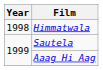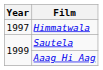(18, 27) 1998 -> (18, 27) 1997
